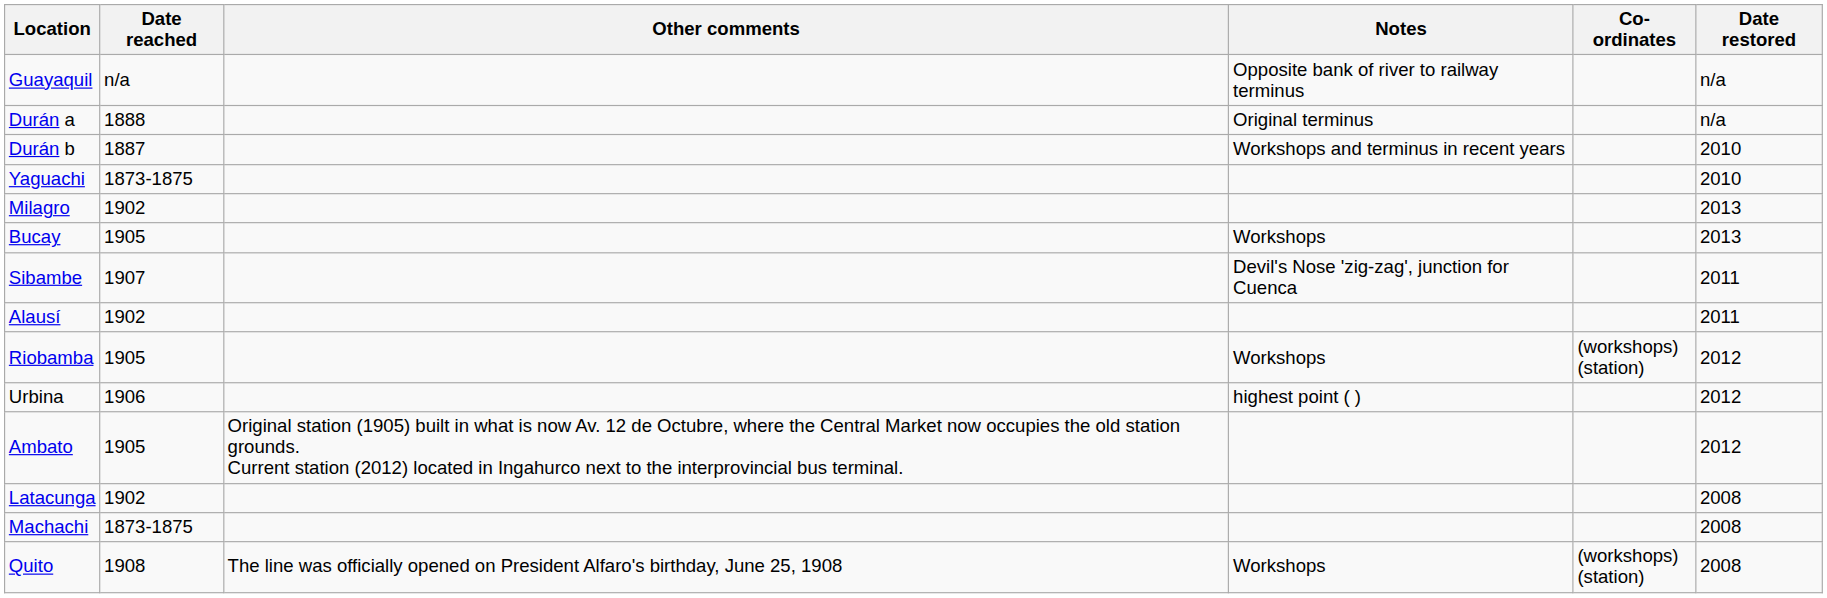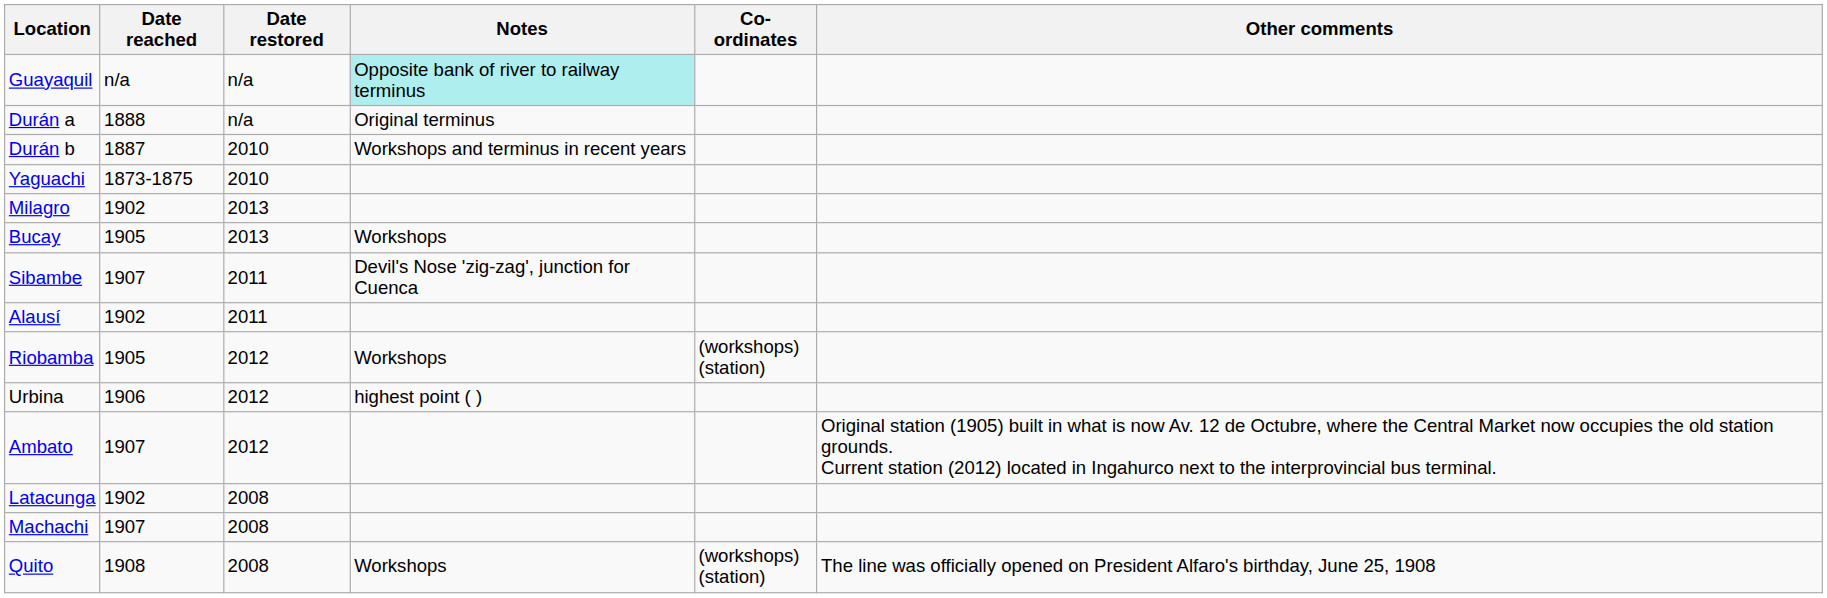columns swapped: (1759, 29) <-> (726, 29)
(1366, 79) no background -> (487, 79) paleturquoise background
(125, 447) 1905 -> (125, 447) 1907
(148, 527) 1873-1875 -> (125, 527) 1907
